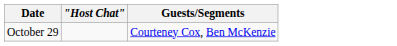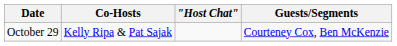+ column: (118, 13)
